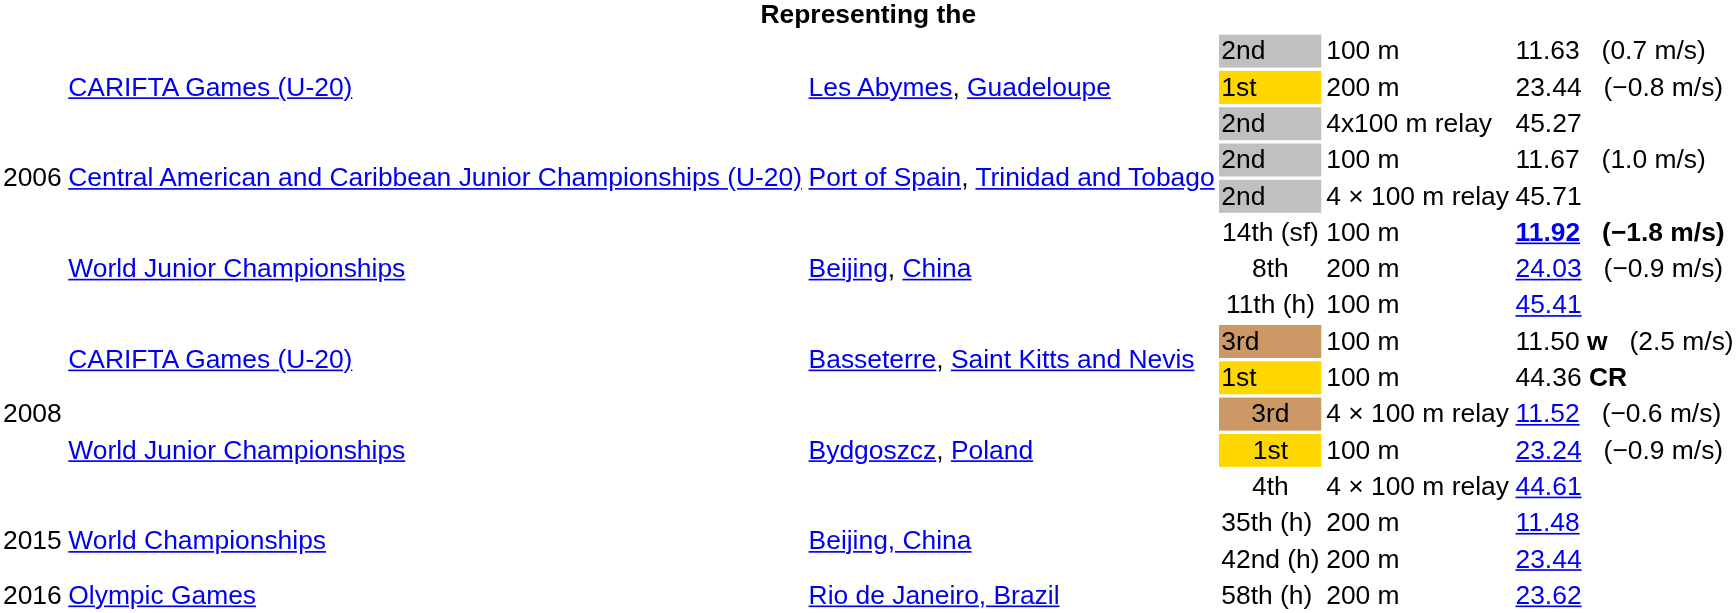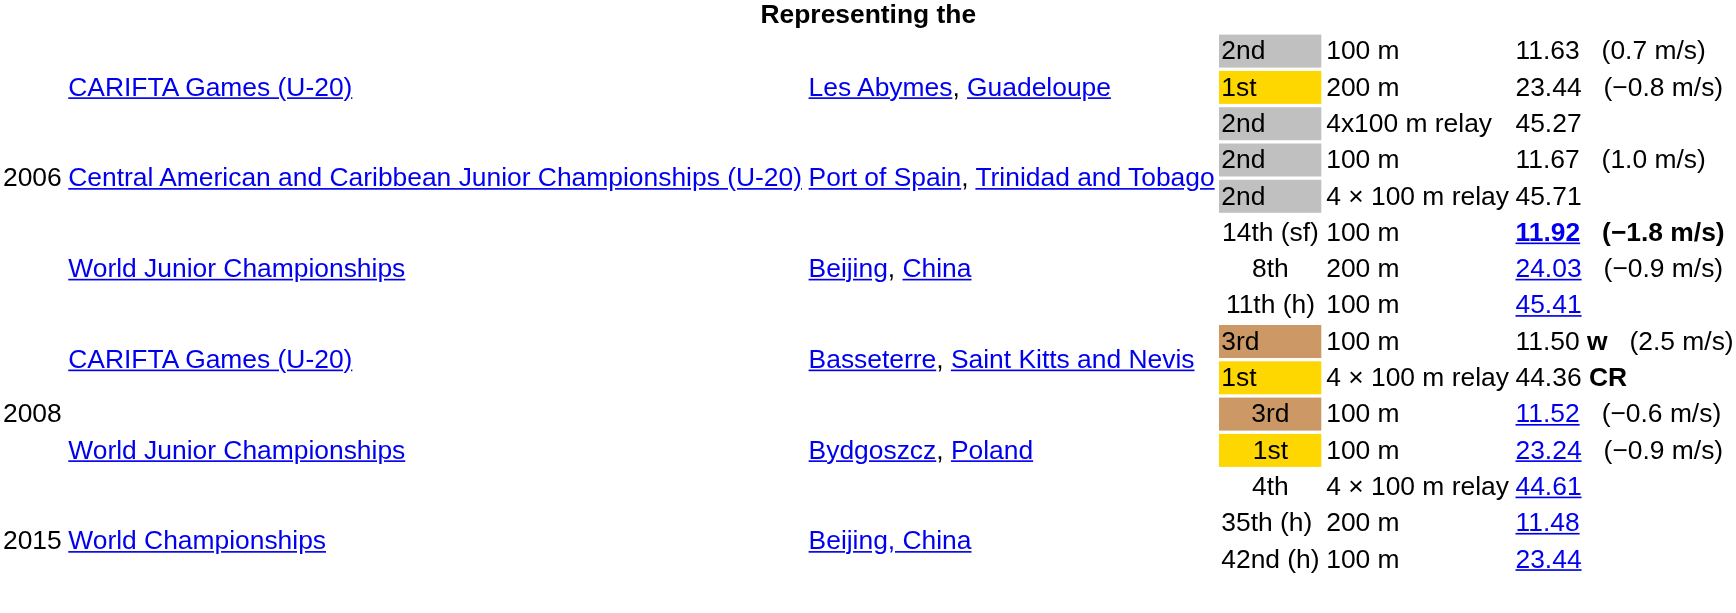(1363, 377) 100 m -> (1418, 377) 4 × 100 m relay
(1418, 413) 4 × 100 m relay -> (1363, 413) 100 m
(1363, 558) 200 m -> (1363, 558) 100 m
- row: (934, 595)
